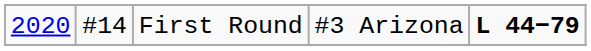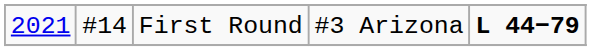(41, 25) 2020 -> (41, 25) 2021
